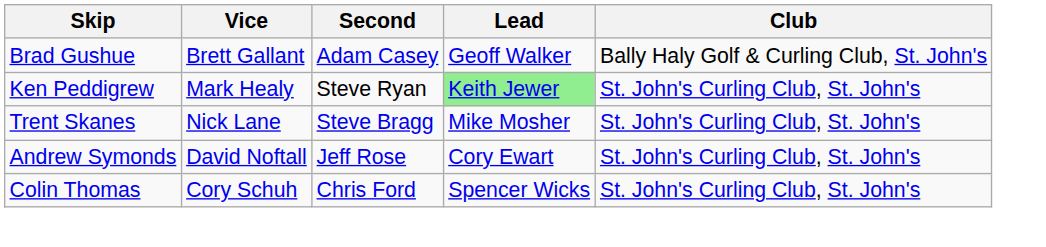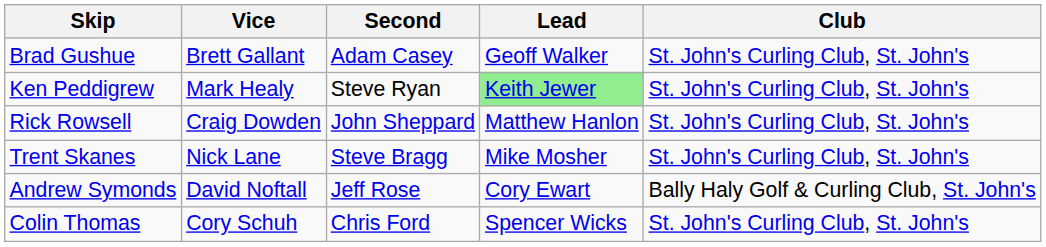(794, 55) Bally Haly Golf & Curling Club, St. John's -> (809, 55) St. John's Curling Club, St. John's
+ row: (70, 122)
(760, 156) St. John's Curling Club, St. John's -> (842, 190) Bally Haly Golf & Curling Club, St. John's
